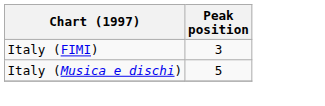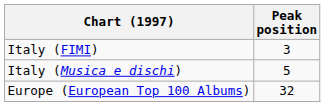+ row: (129, 91)
